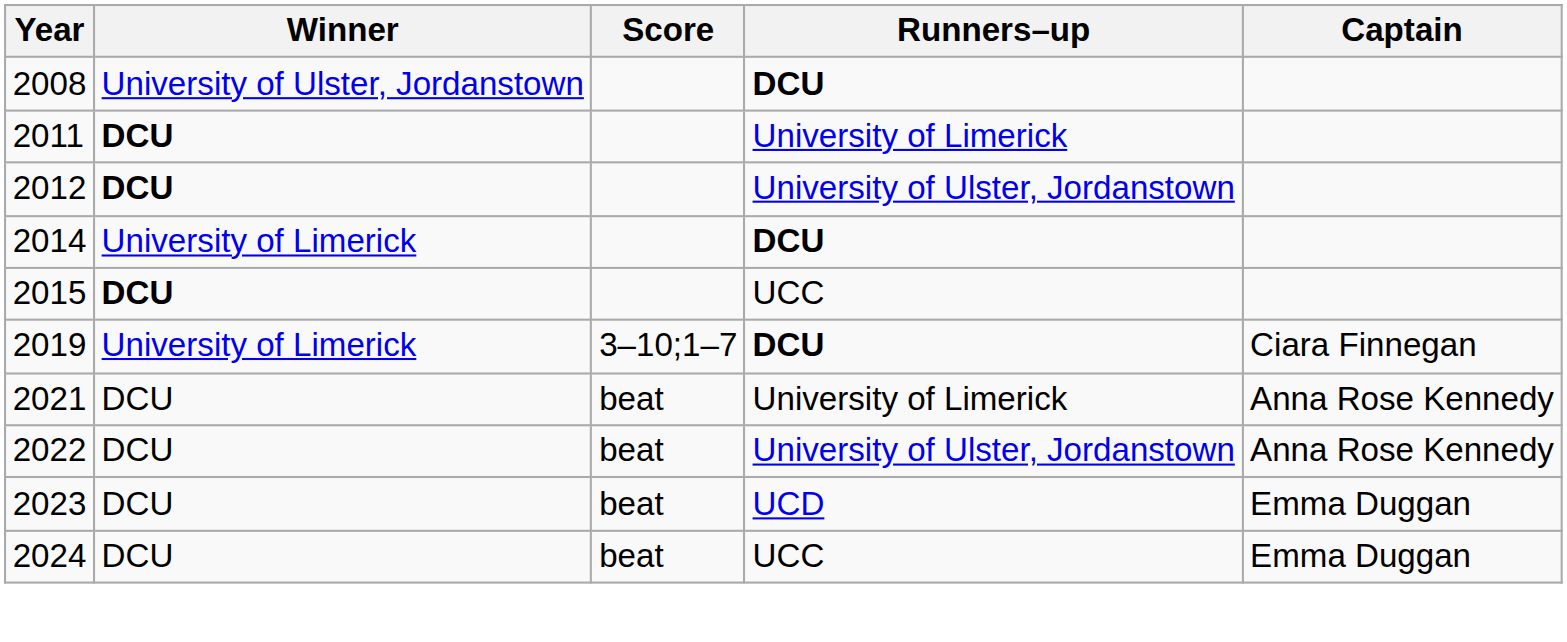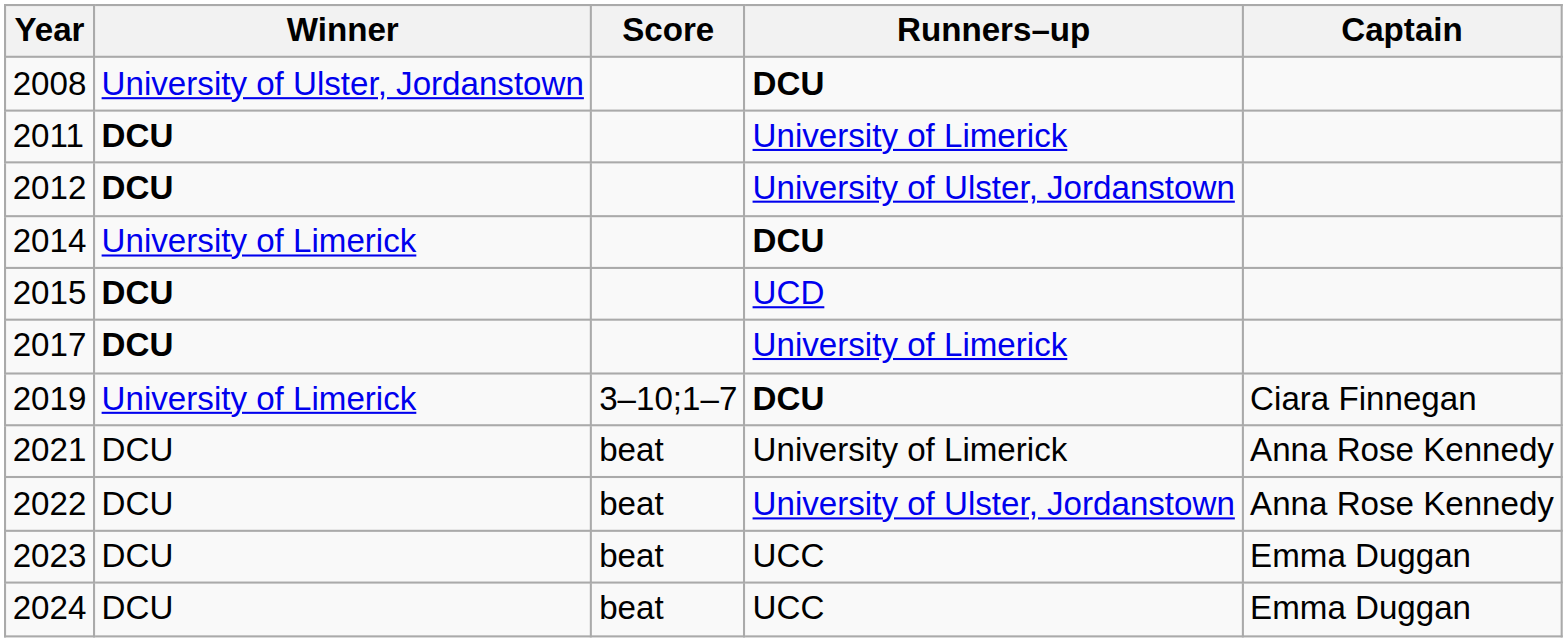(788, 293) UCC -> (788, 293) UCD
+ row: (50, 345)
(788, 503) UCD -> (788, 556) UCC
